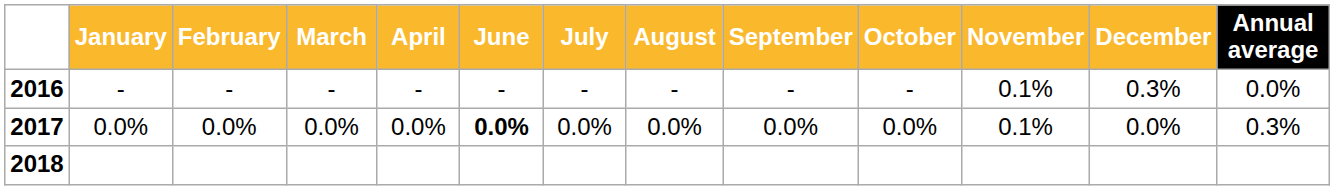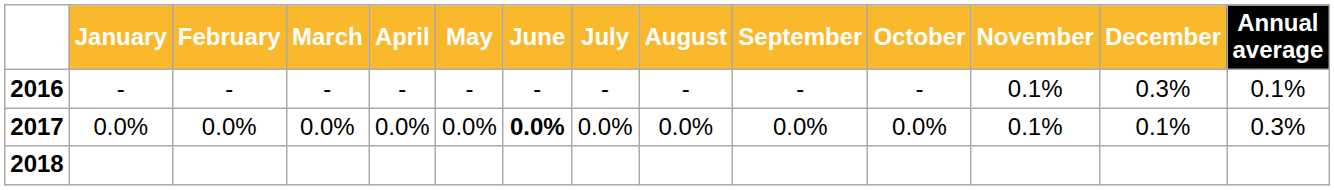+ column: (469, 37)
(1273, 88) 0.0% -> (1278, 88) 0.1%
(1153, 126) 0.0% -> (1163, 126) 0.1%
